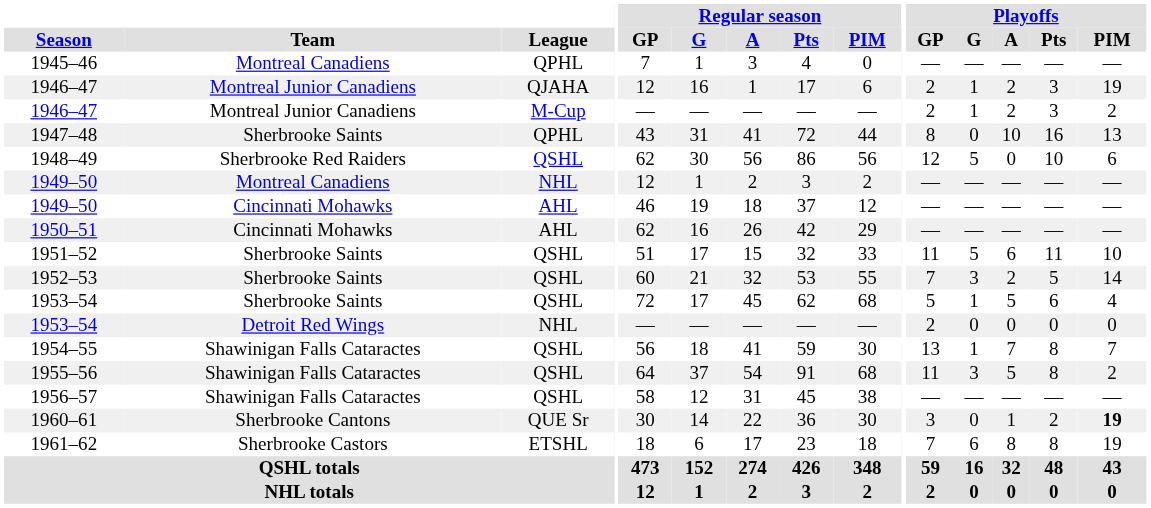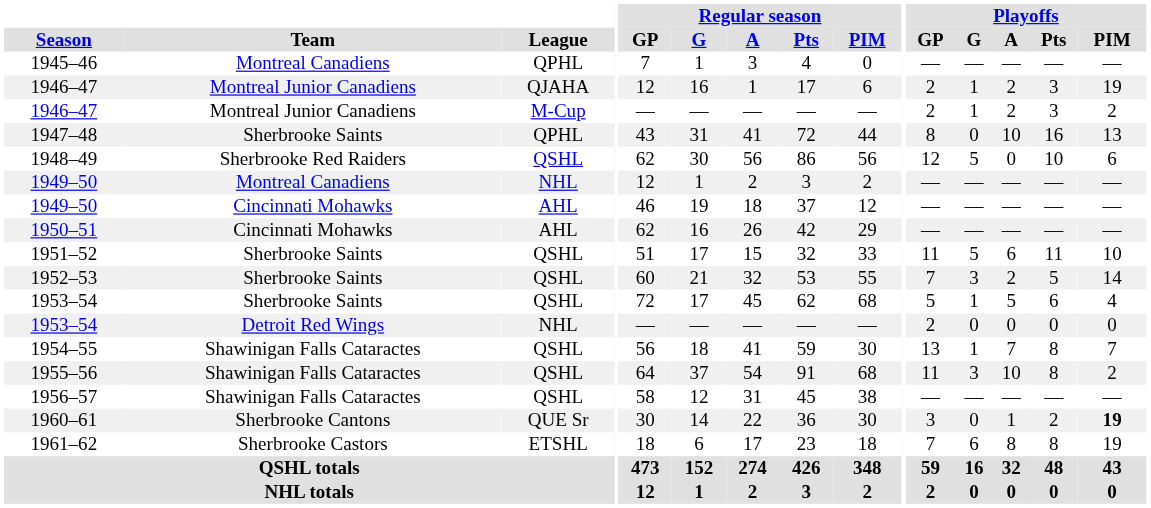(1011, 372) 5 -> (1011, 372) 10
